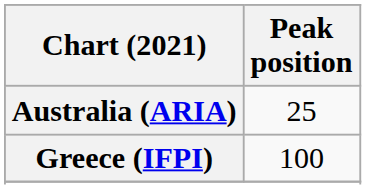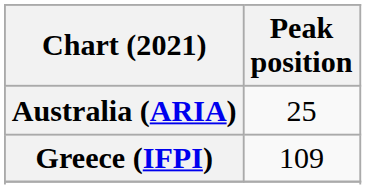(301, 157) 100 -> (301, 157) 109
